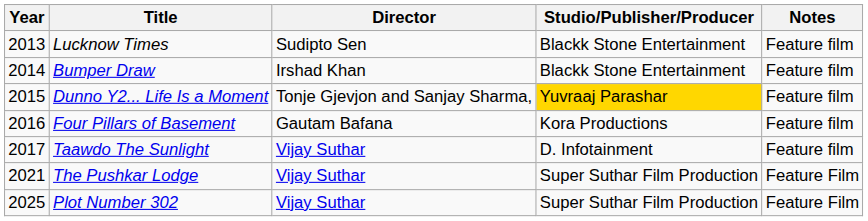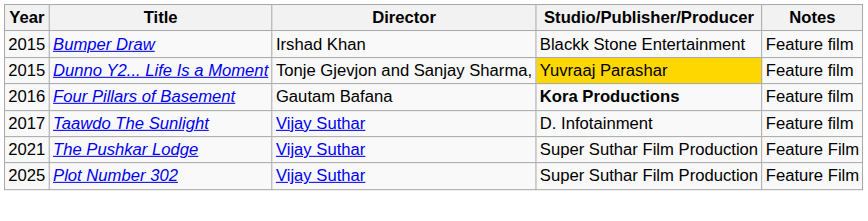- row: (111, 44)
(27, 70) 2014 -> (27, 44) 2015
(604, 123) normal -> (610, 96) bold
